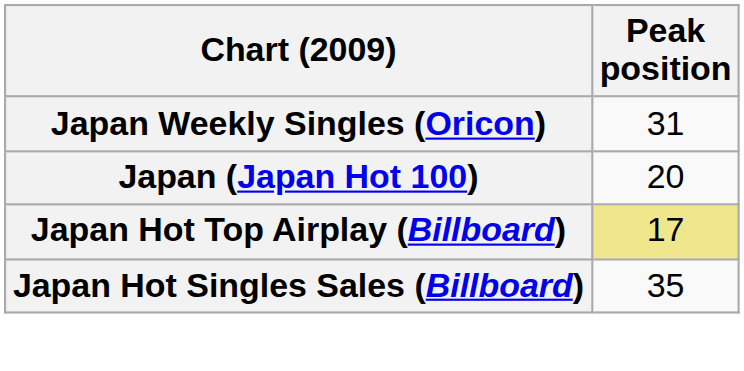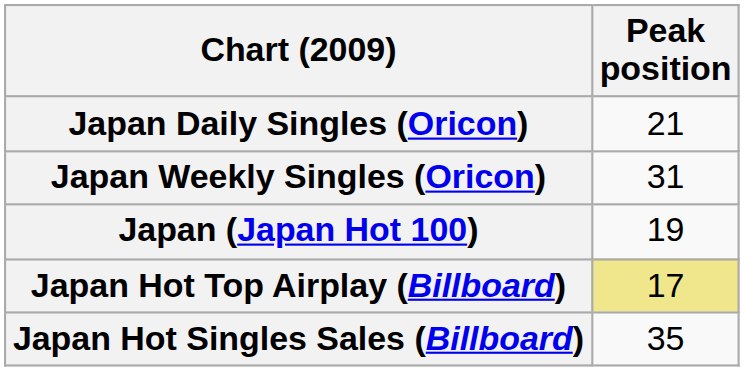+ row: (298, 123)
(666, 177) 20 -> (666, 230) 19
